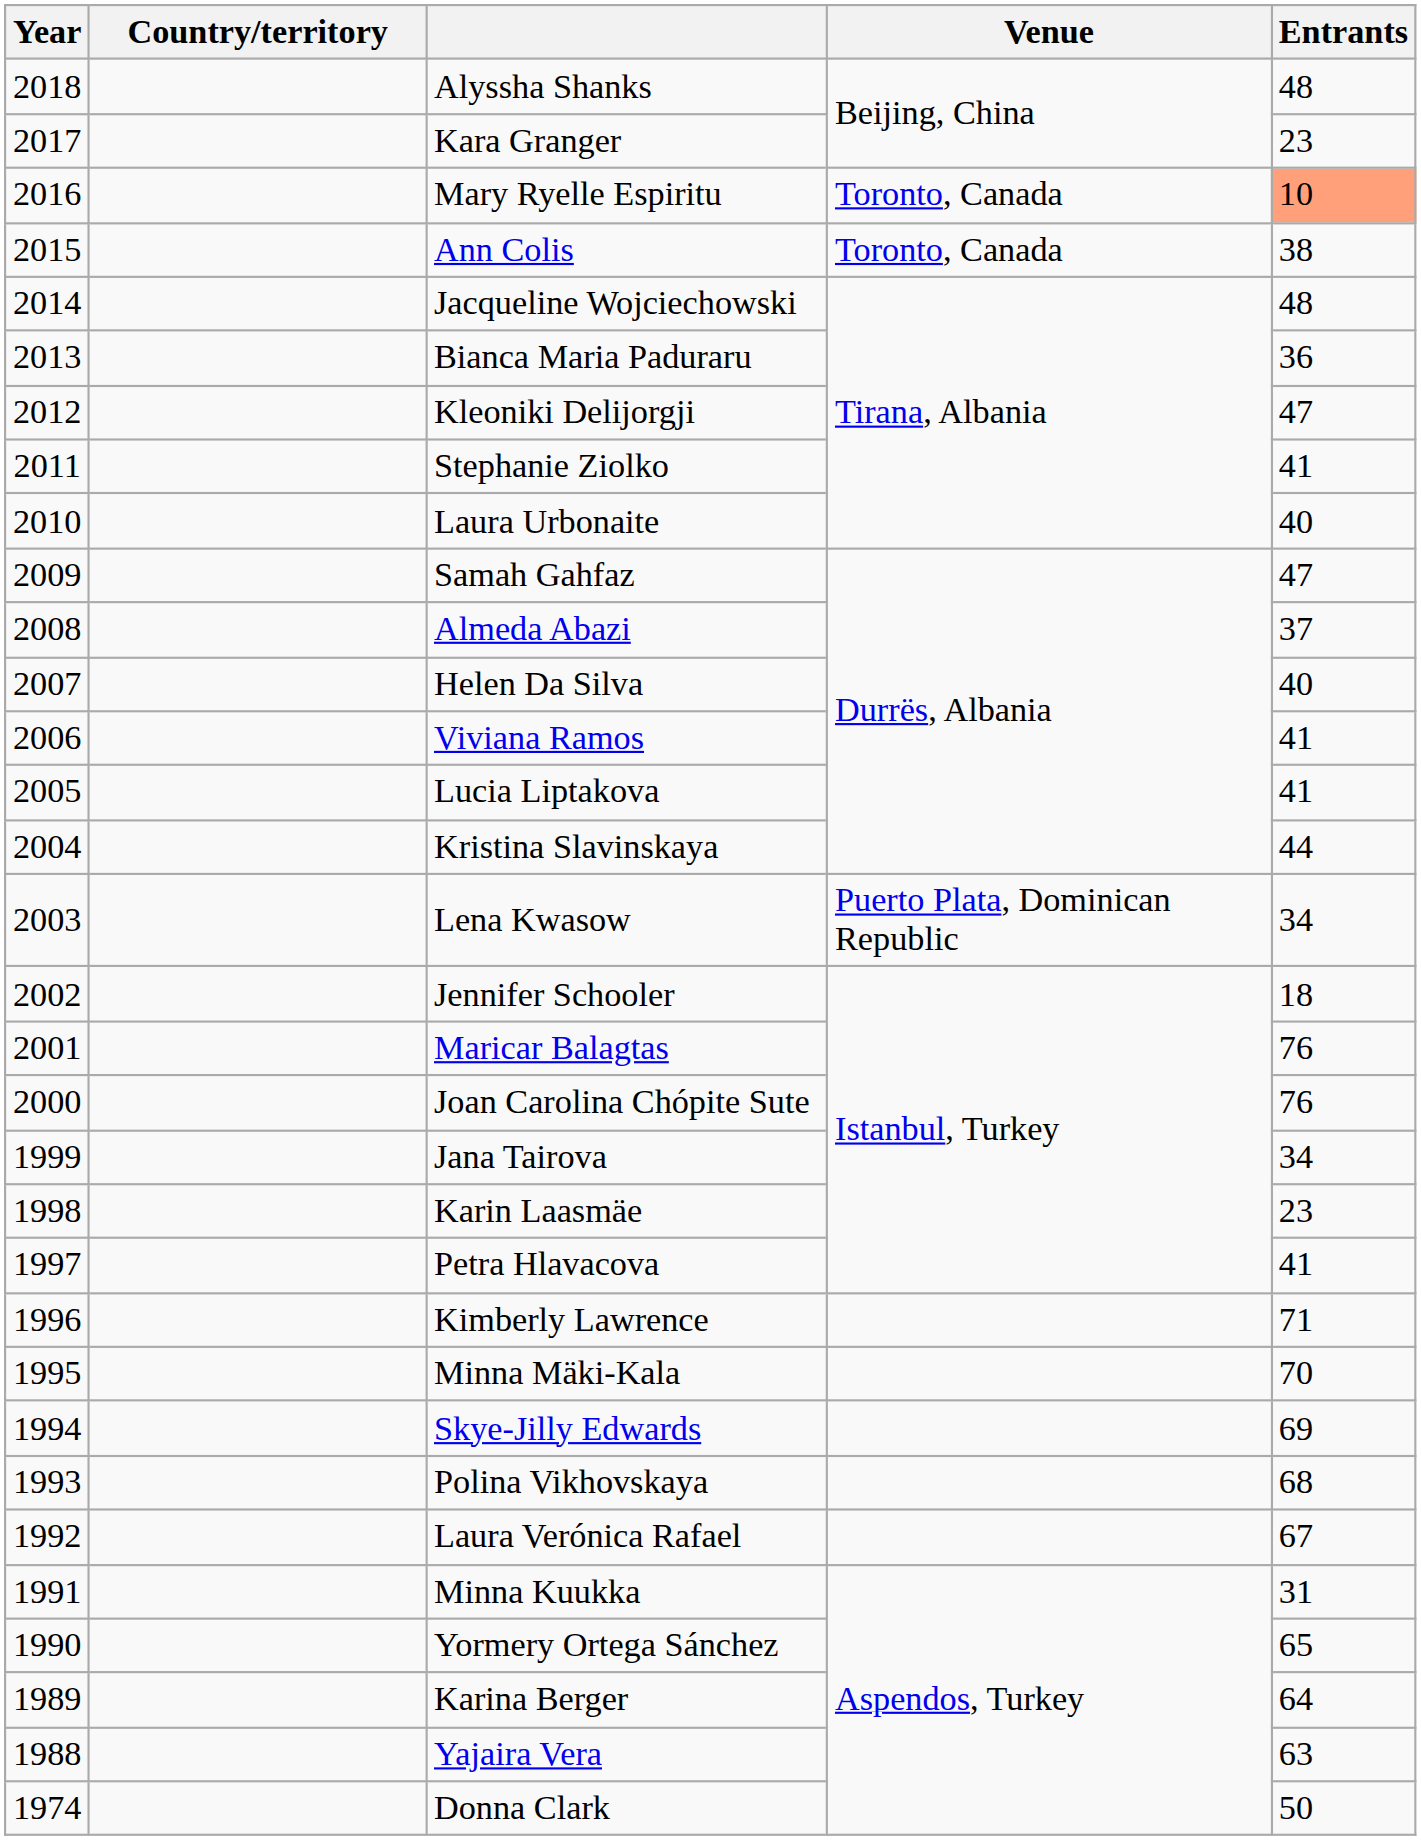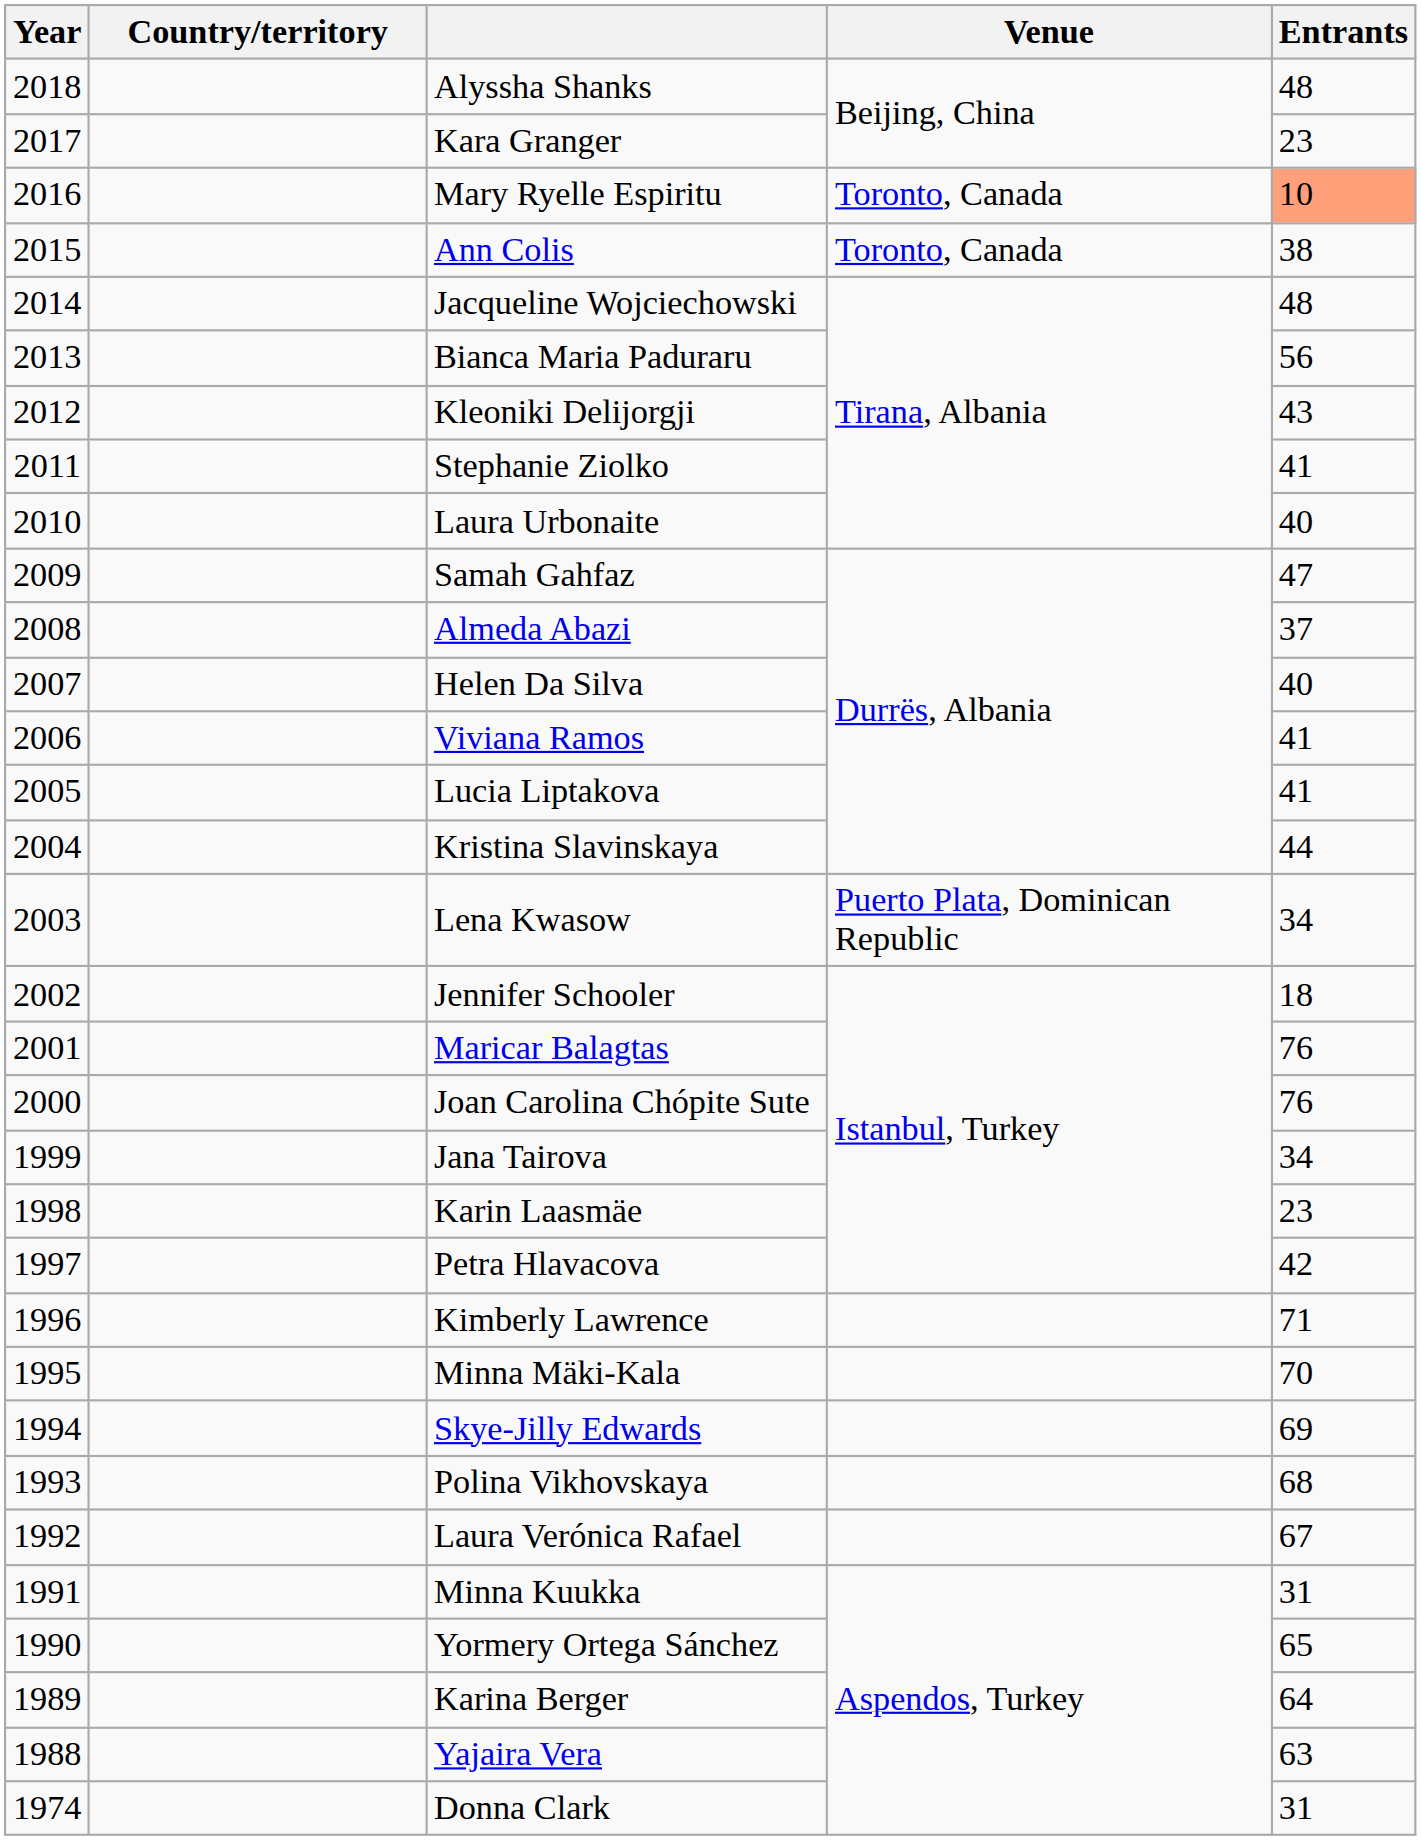(1296, 357) 36 -> (1296, 357) 56
(1296, 411) 47 -> (1296, 411) 43
(1296, 1264) 41 -> (1296, 1264) 42
(1296, 1807) 50 -> (1296, 1807) 31
